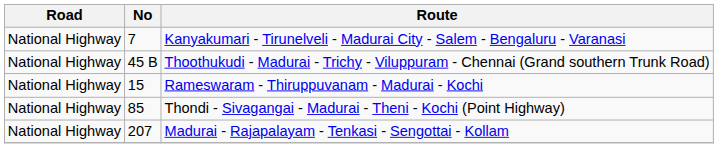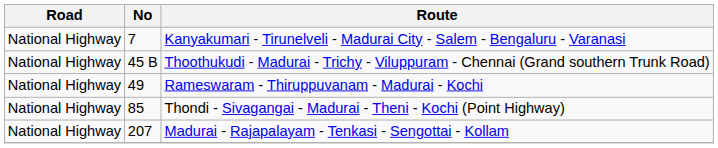(136, 85) 15 -> (136, 85) 49
